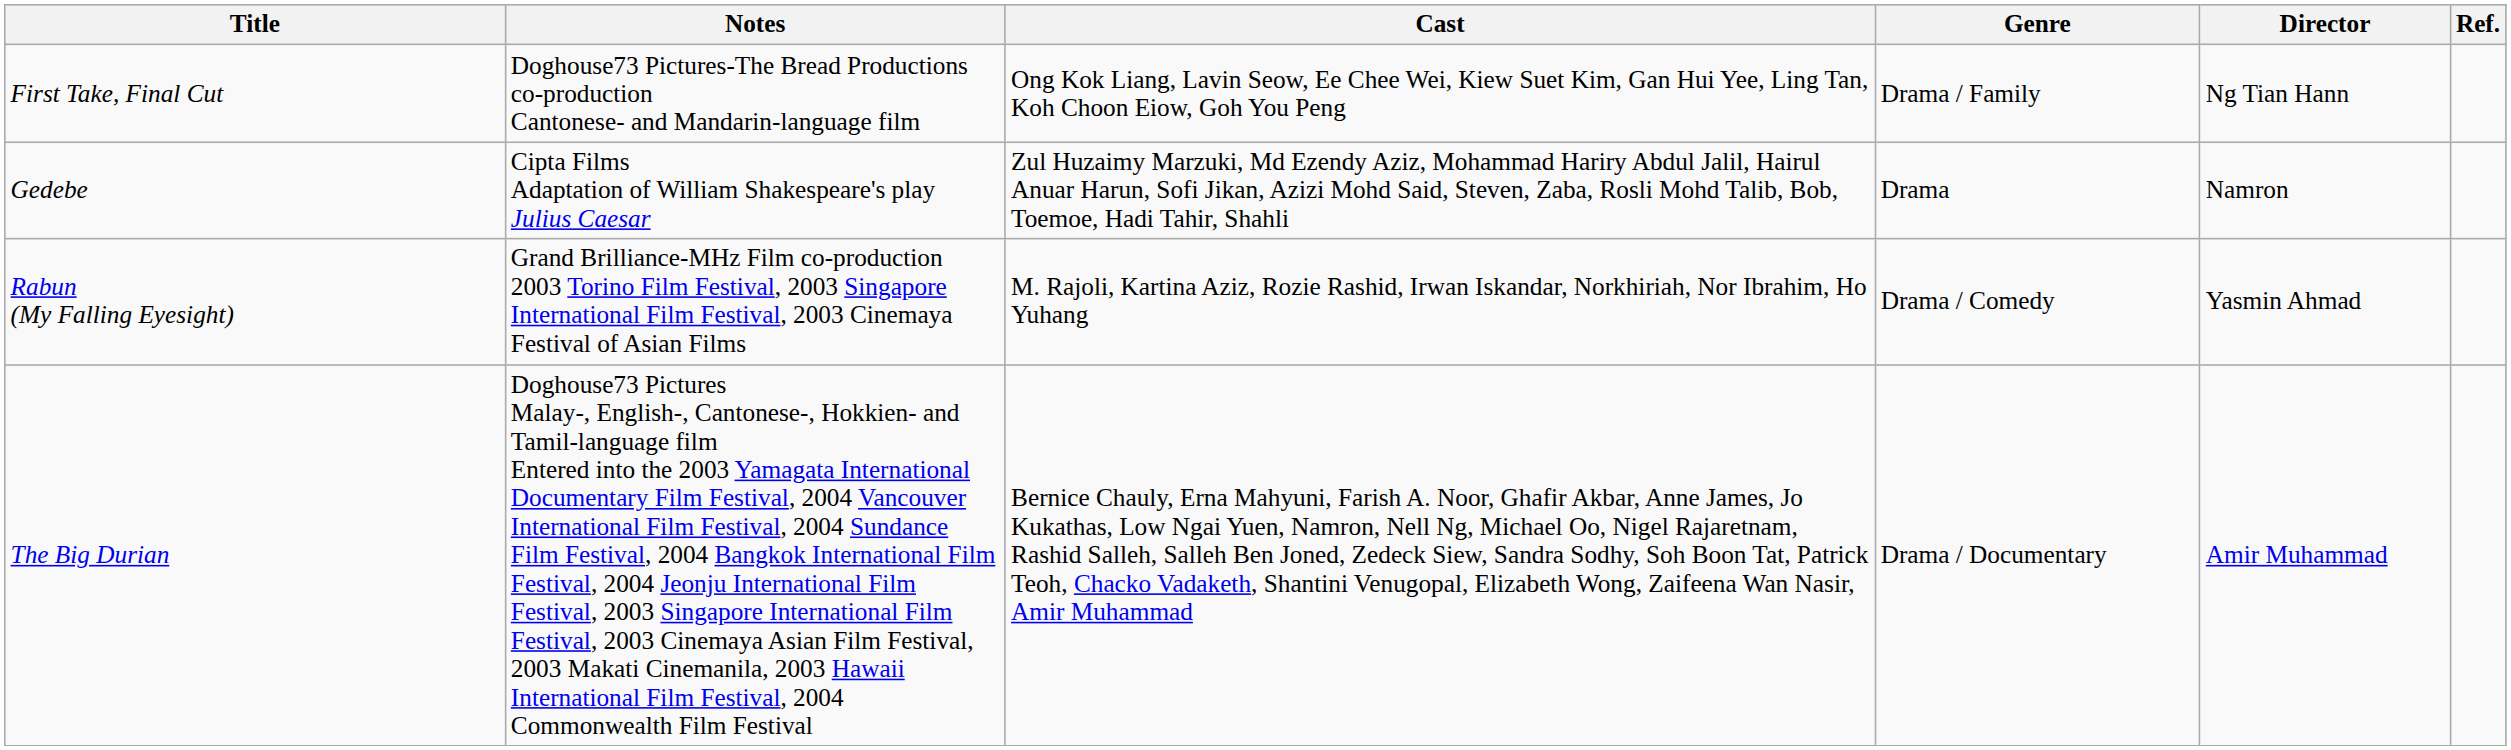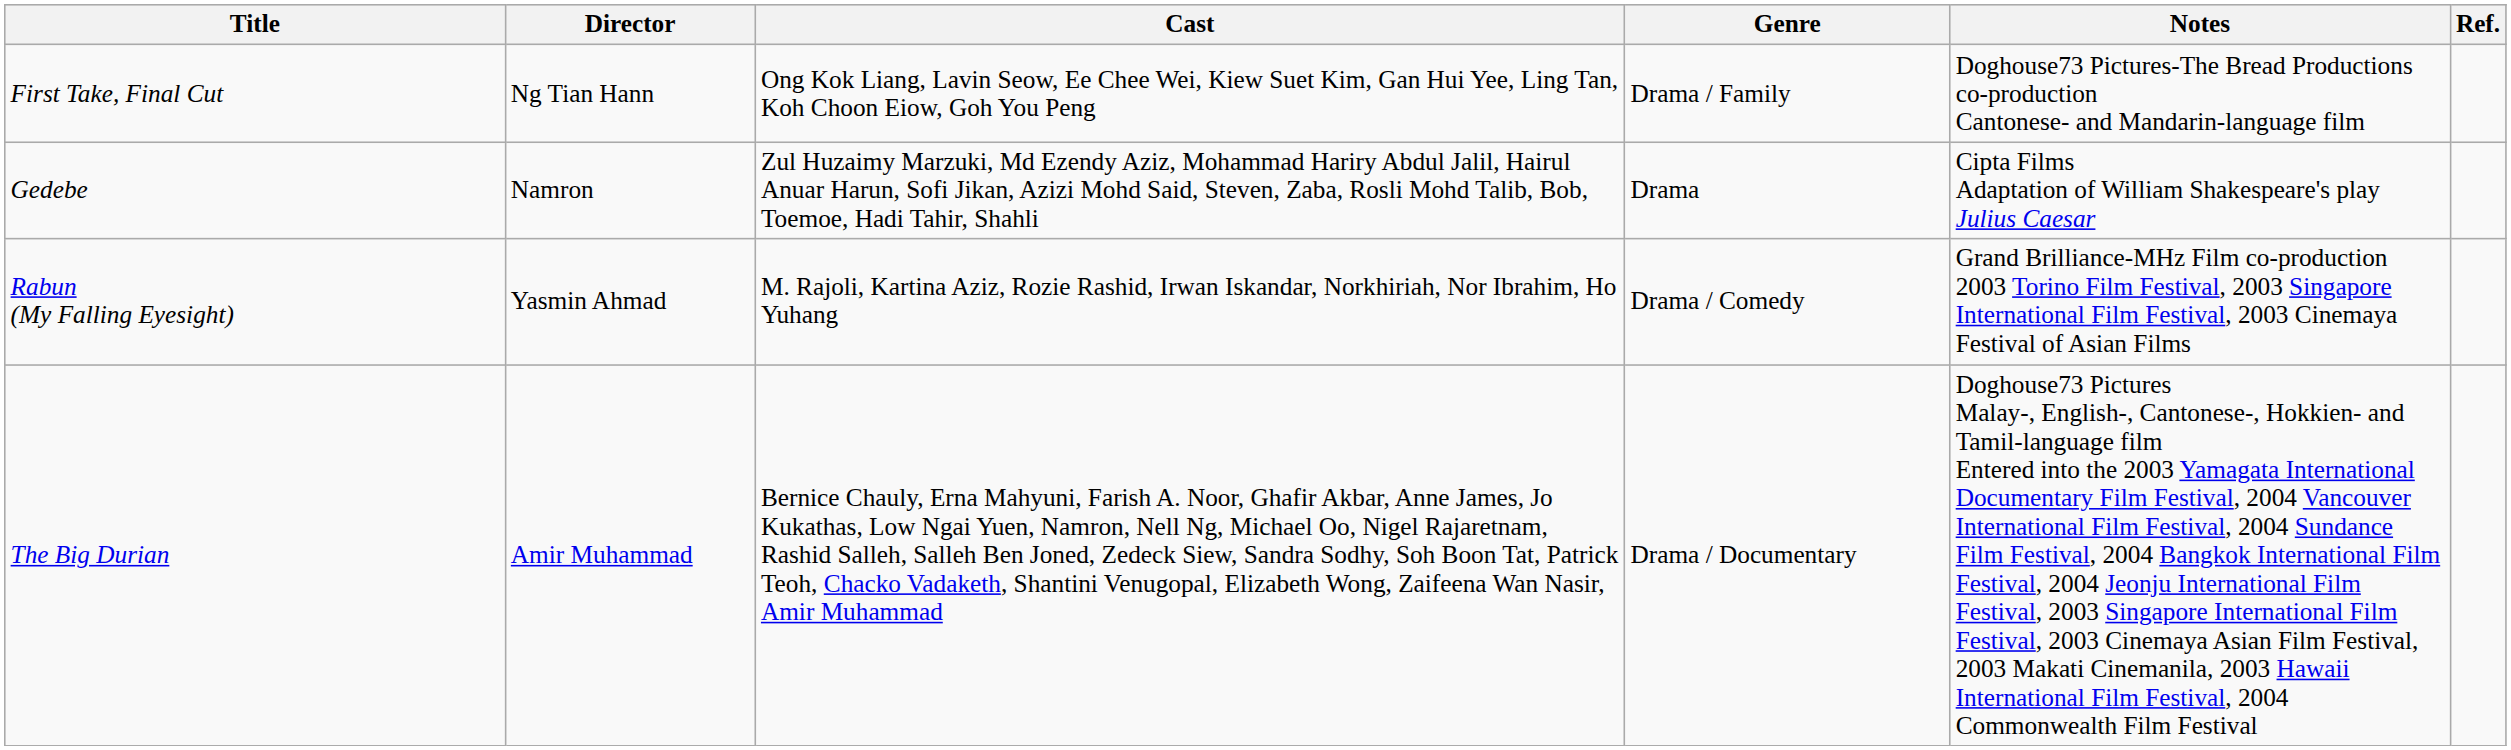columns swapped: (2325, 24) <-> (755, 24)
